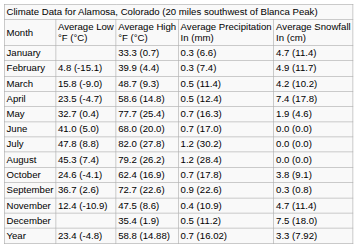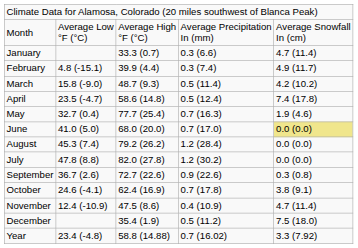(294, 129) no background -> (294, 129) khaki background
rows swapped: (15, 144) <-> (21, 159)
rows swapped: (30, 190) <-> (24, 175)
